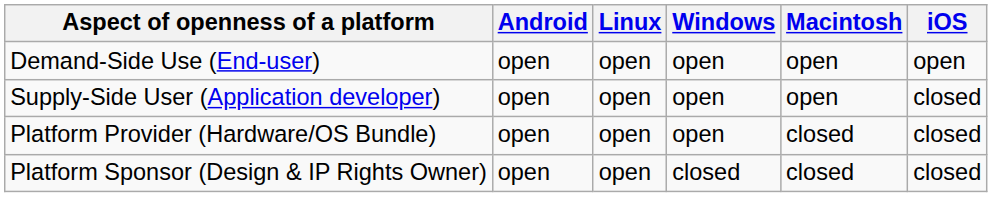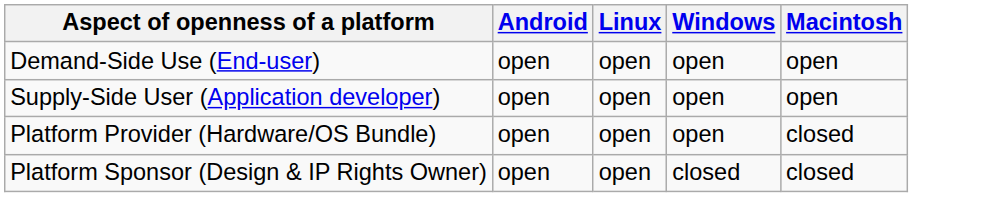- column: (947, 23)
